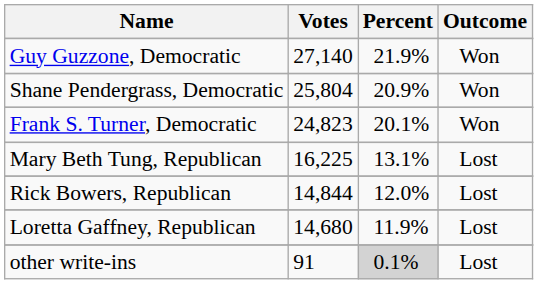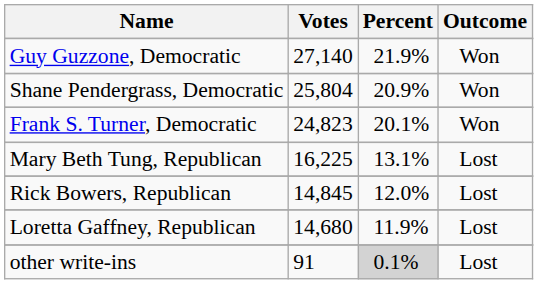(323, 192) 14,844 -> (323, 192) 14,845
